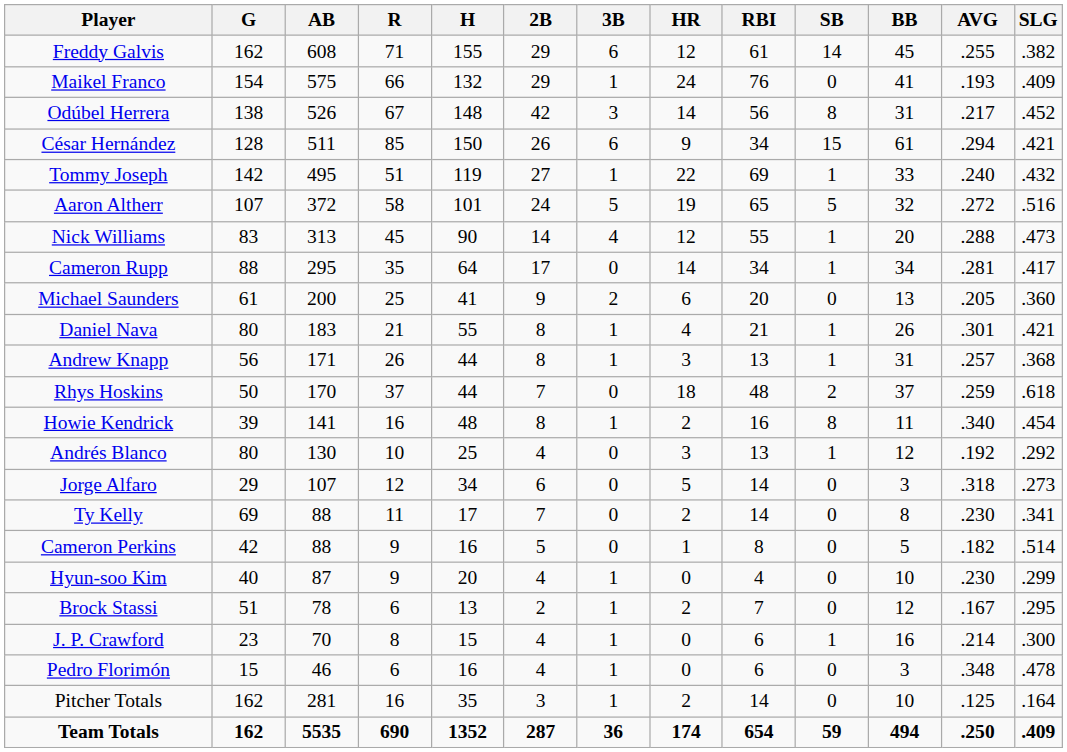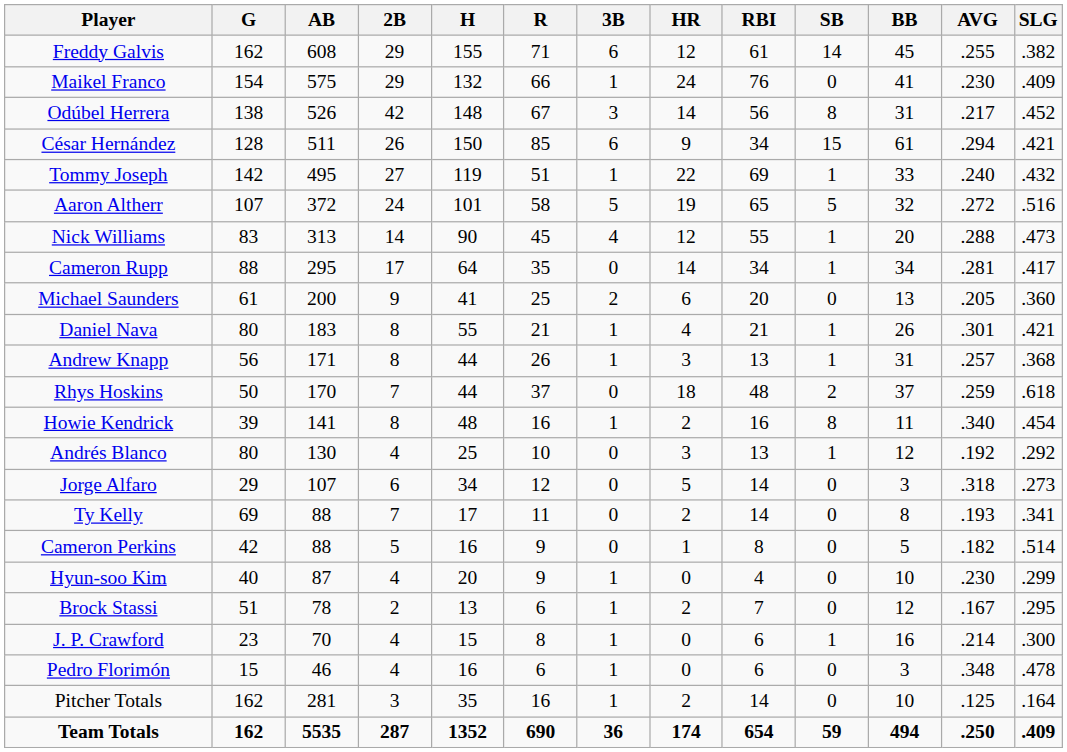columns swapped: (395, 19) <-> (541, 19)
(978, 81) .193 -> (978, 81) .230
(978, 515) .230 -> (978, 515) .193
